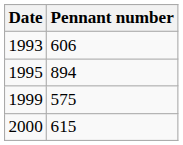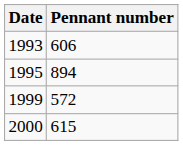(63, 99) 575 -> (63, 99) 572
